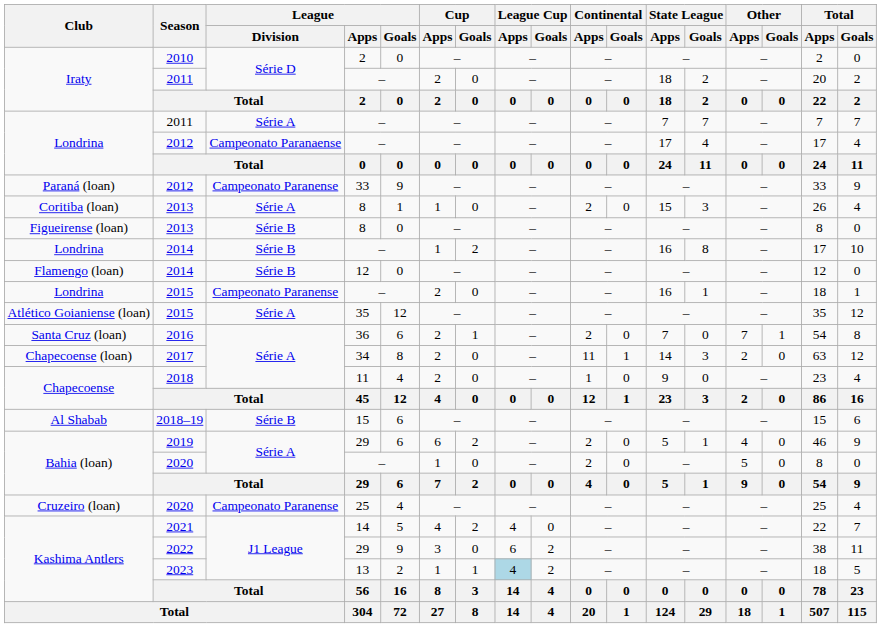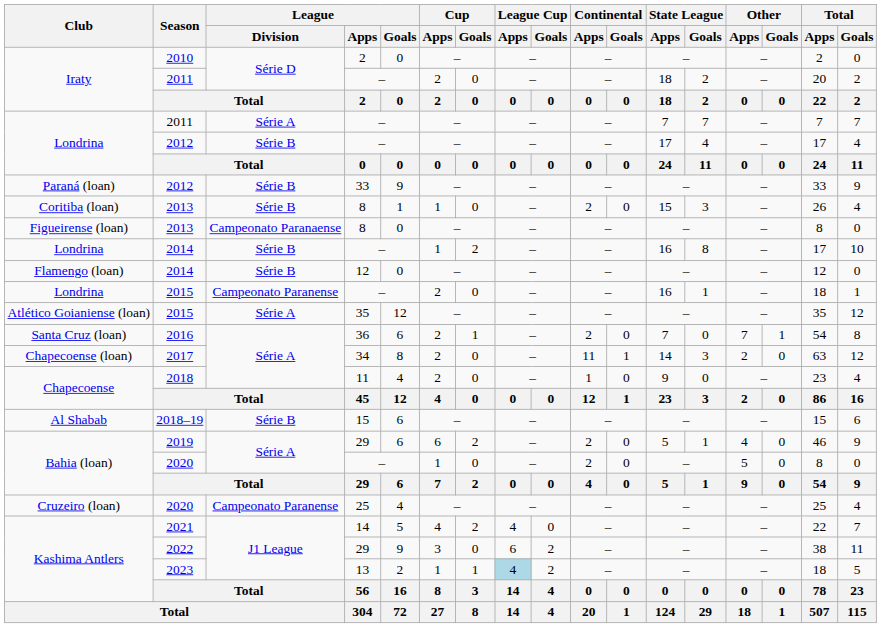(275, 143) Campeonato Paranaense -> (275, 143) Série B
(275, 185) Campeonato Paranense -> (275, 185) Série B
(275, 206) Série A -> (275, 206) Série B
(275, 228) Série B -> (275, 228) Campeonato Paranaense
